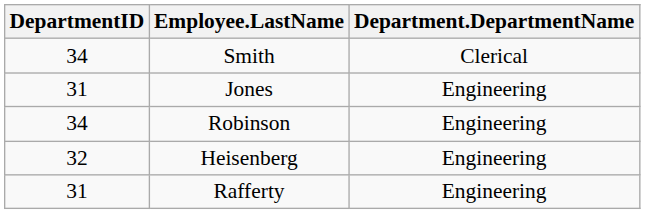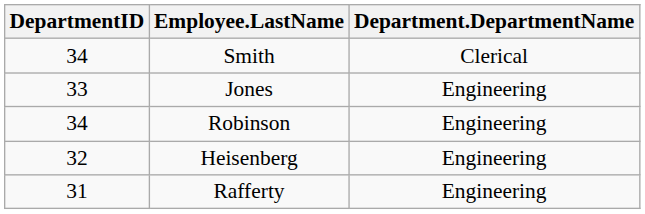(77, 89) 31 -> (77, 89) 33
